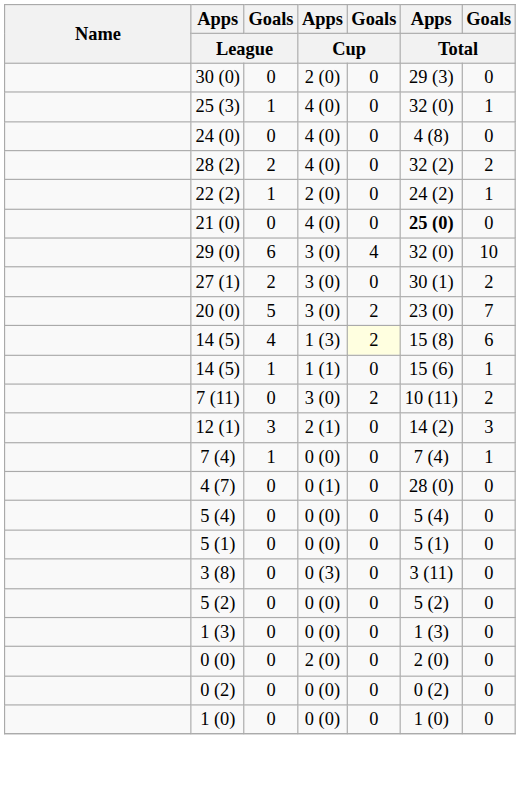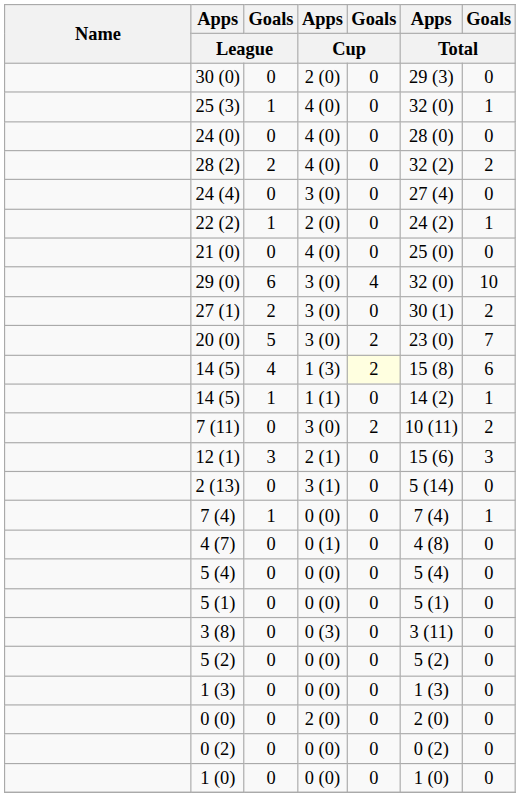(431, 135) 4 (8) -> (431, 135) 28 (0)
+ row: (218, 194)
(431, 223) bold -> (431, 252) normal
(431, 369) 15 (6) -> (431, 398) 14 (2)
(431, 427) 14 (2) -> (431, 456) 15 (6)
+ row: (218, 485)
(431, 485) 28 (0) -> (431, 544) 4 (8)
